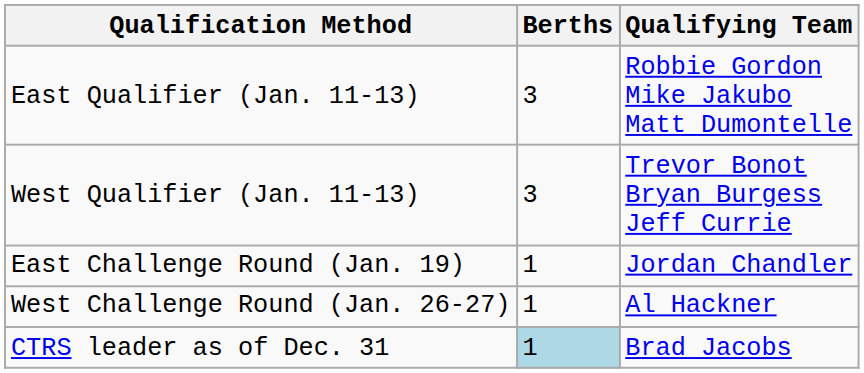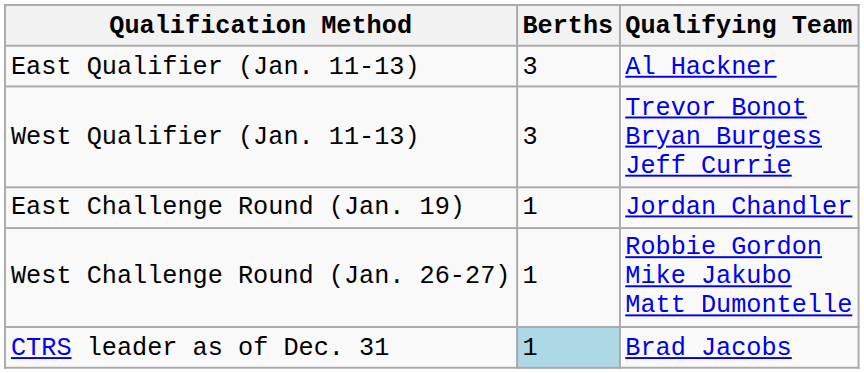(739, 96) Robbie Gordon Mike Jakubo Matt Dumontelle -> (701, 67) Al Hackner
(701, 306) Al Hackner -> (739, 277) Robbie Gordon Mike Jakubo Matt Dumontelle
